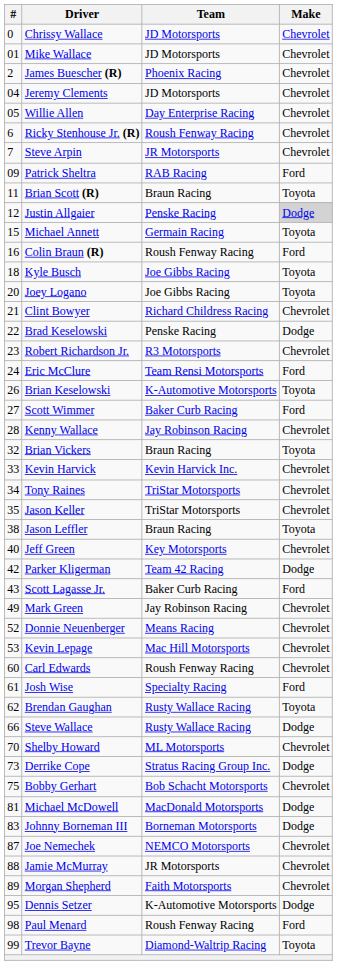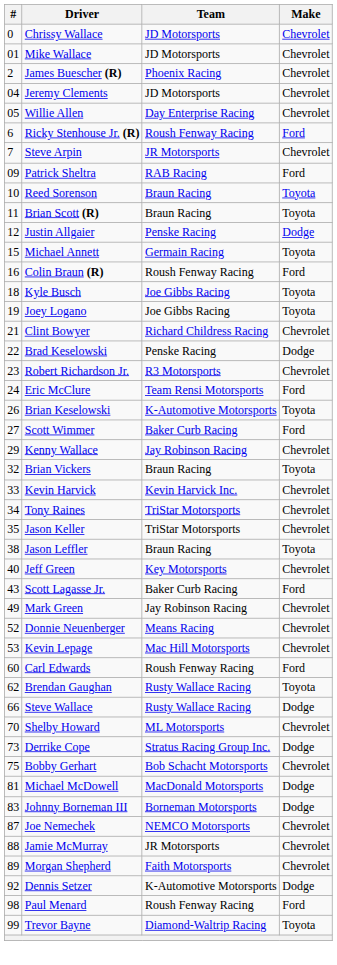(306, 133) Chevrolet -> (294, 133) Ford
+ row: (61, 192)
(298, 212) lightgrey background -> (298, 232) no background
(13, 291) 20 -> (13, 311) 19
(13, 430) 28 -> (13, 450) 29
- row: (68, 568)
(306, 667) Chevrolet -> (294, 667) Ford
- row: (49, 687)
(13, 905) 95 -> (13, 885) 92
